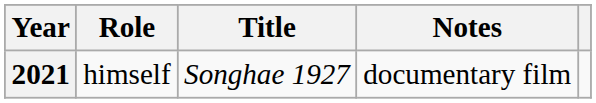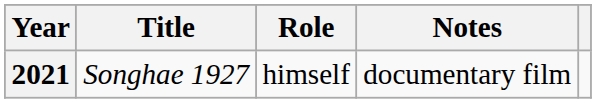columns swapped: (267, 27) <-> (127, 27)
